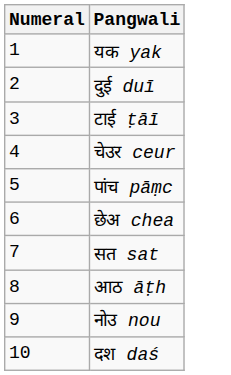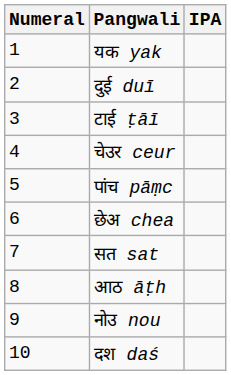+ column: (205, 19)
